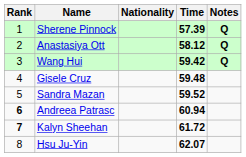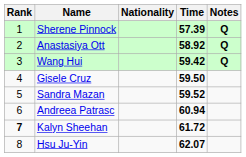(192, 45) 58.12 -> (192, 45) 58.92
(192, 78) 59.48 -> (192, 78) 59.50
(19, 111) bold -> (19, 111) normal
